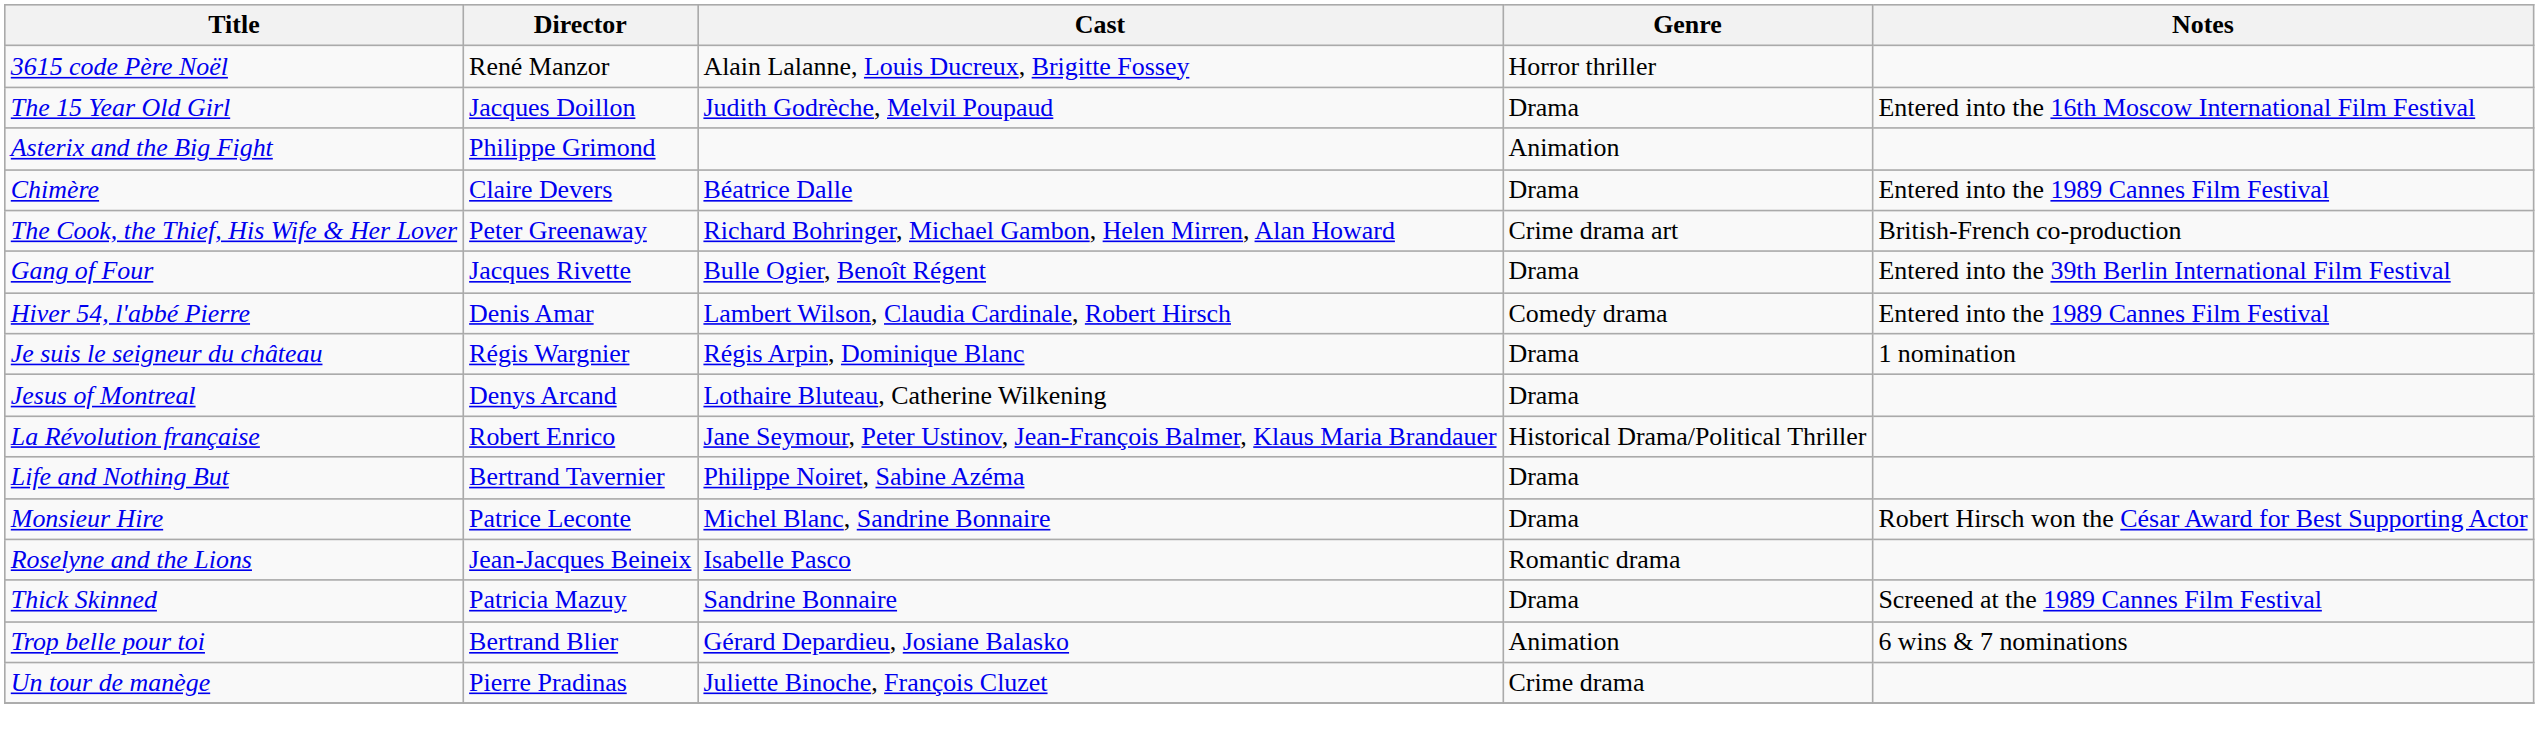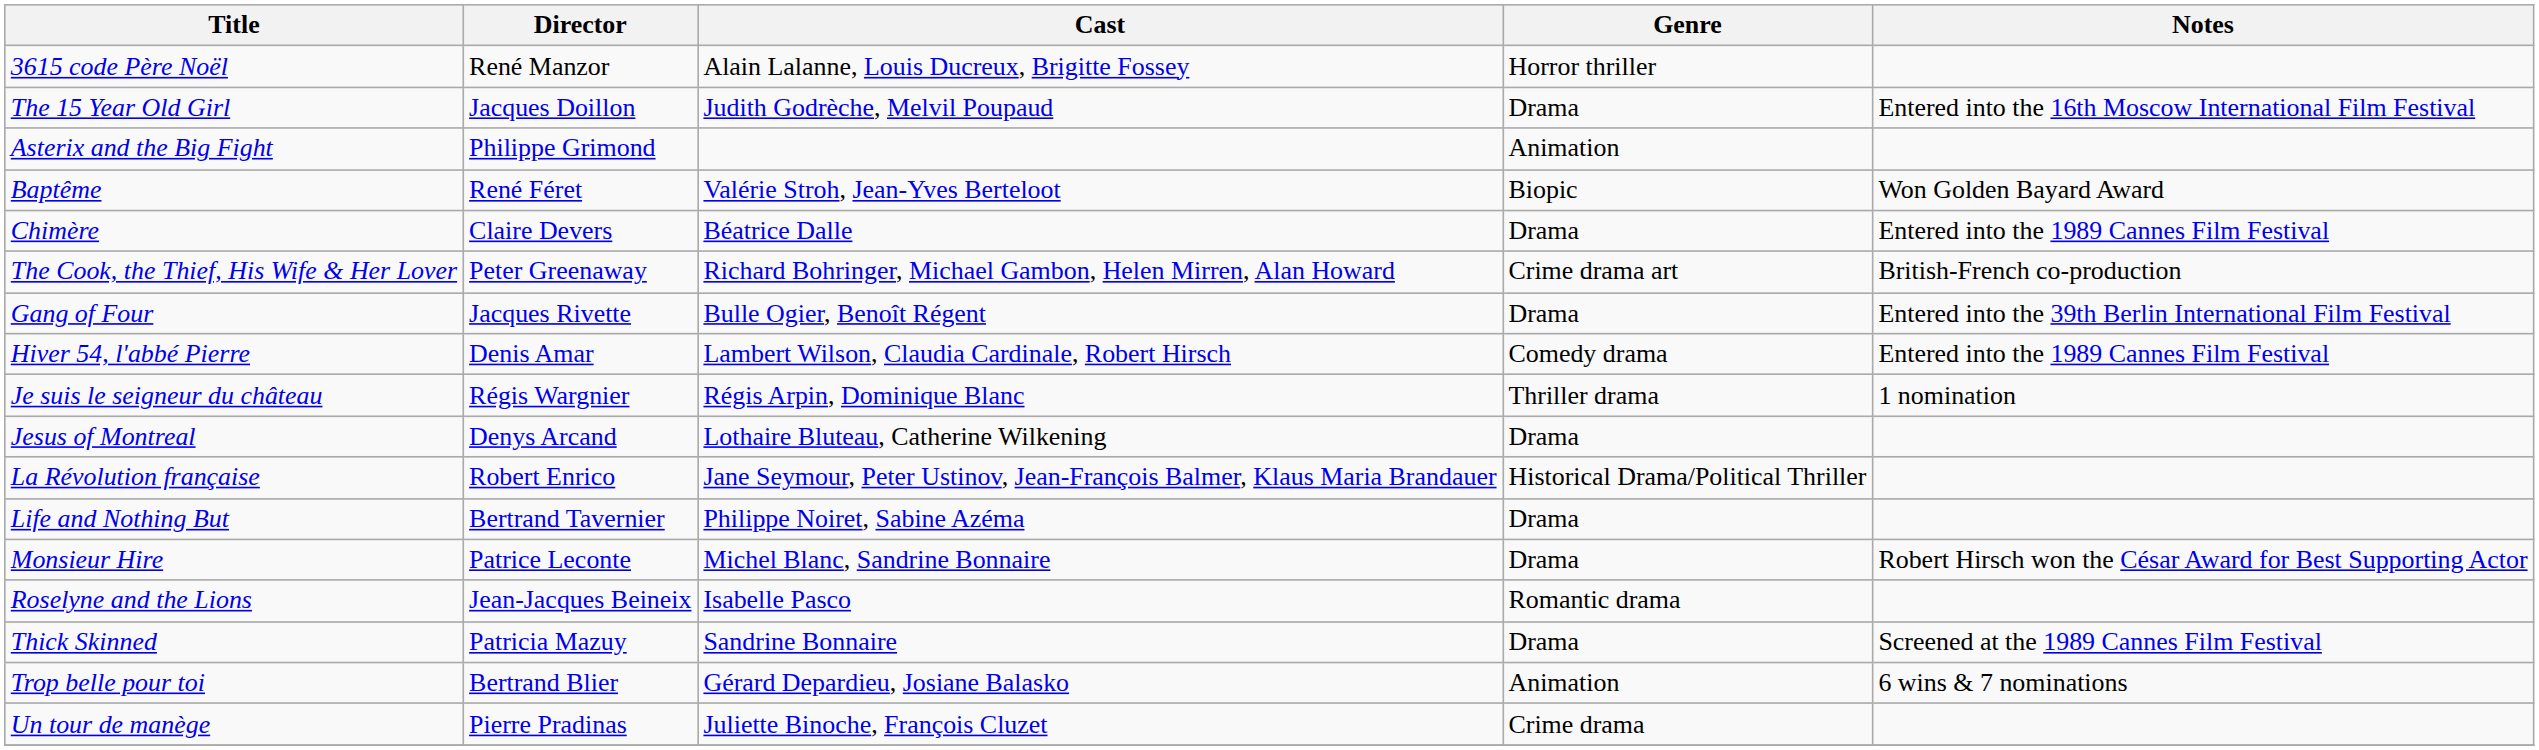+ row: (56, 189)
(1544, 353) Drama -> (1584, 395) Thriller drama
